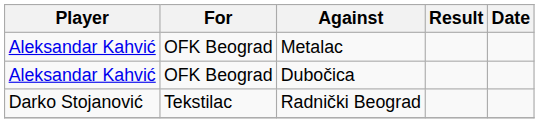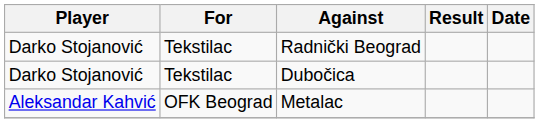rows swapped: (312, 46) <-> (351, 103)
(82, 74) Aleksandar Kahvić -> (76, 74) Darko Stojanović
(218, 74) OFK Beograd -> (198, 74) Tekstilac
